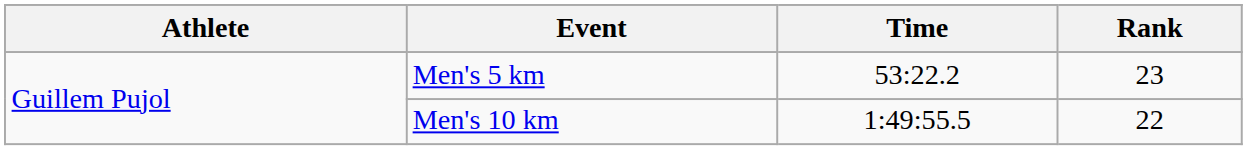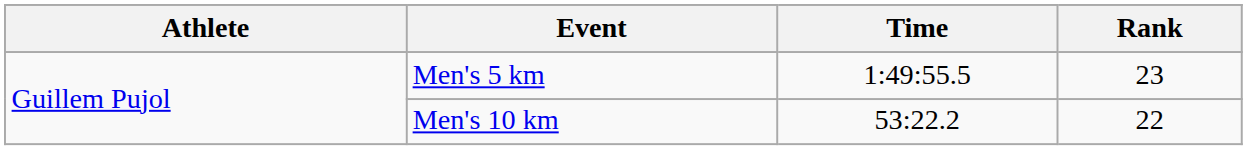(917, 74) 53:22.2 -> (917, 74) 1:49:55.5
(917, 121) 1:49:55.5 -> (917, 121) 53:22.2
